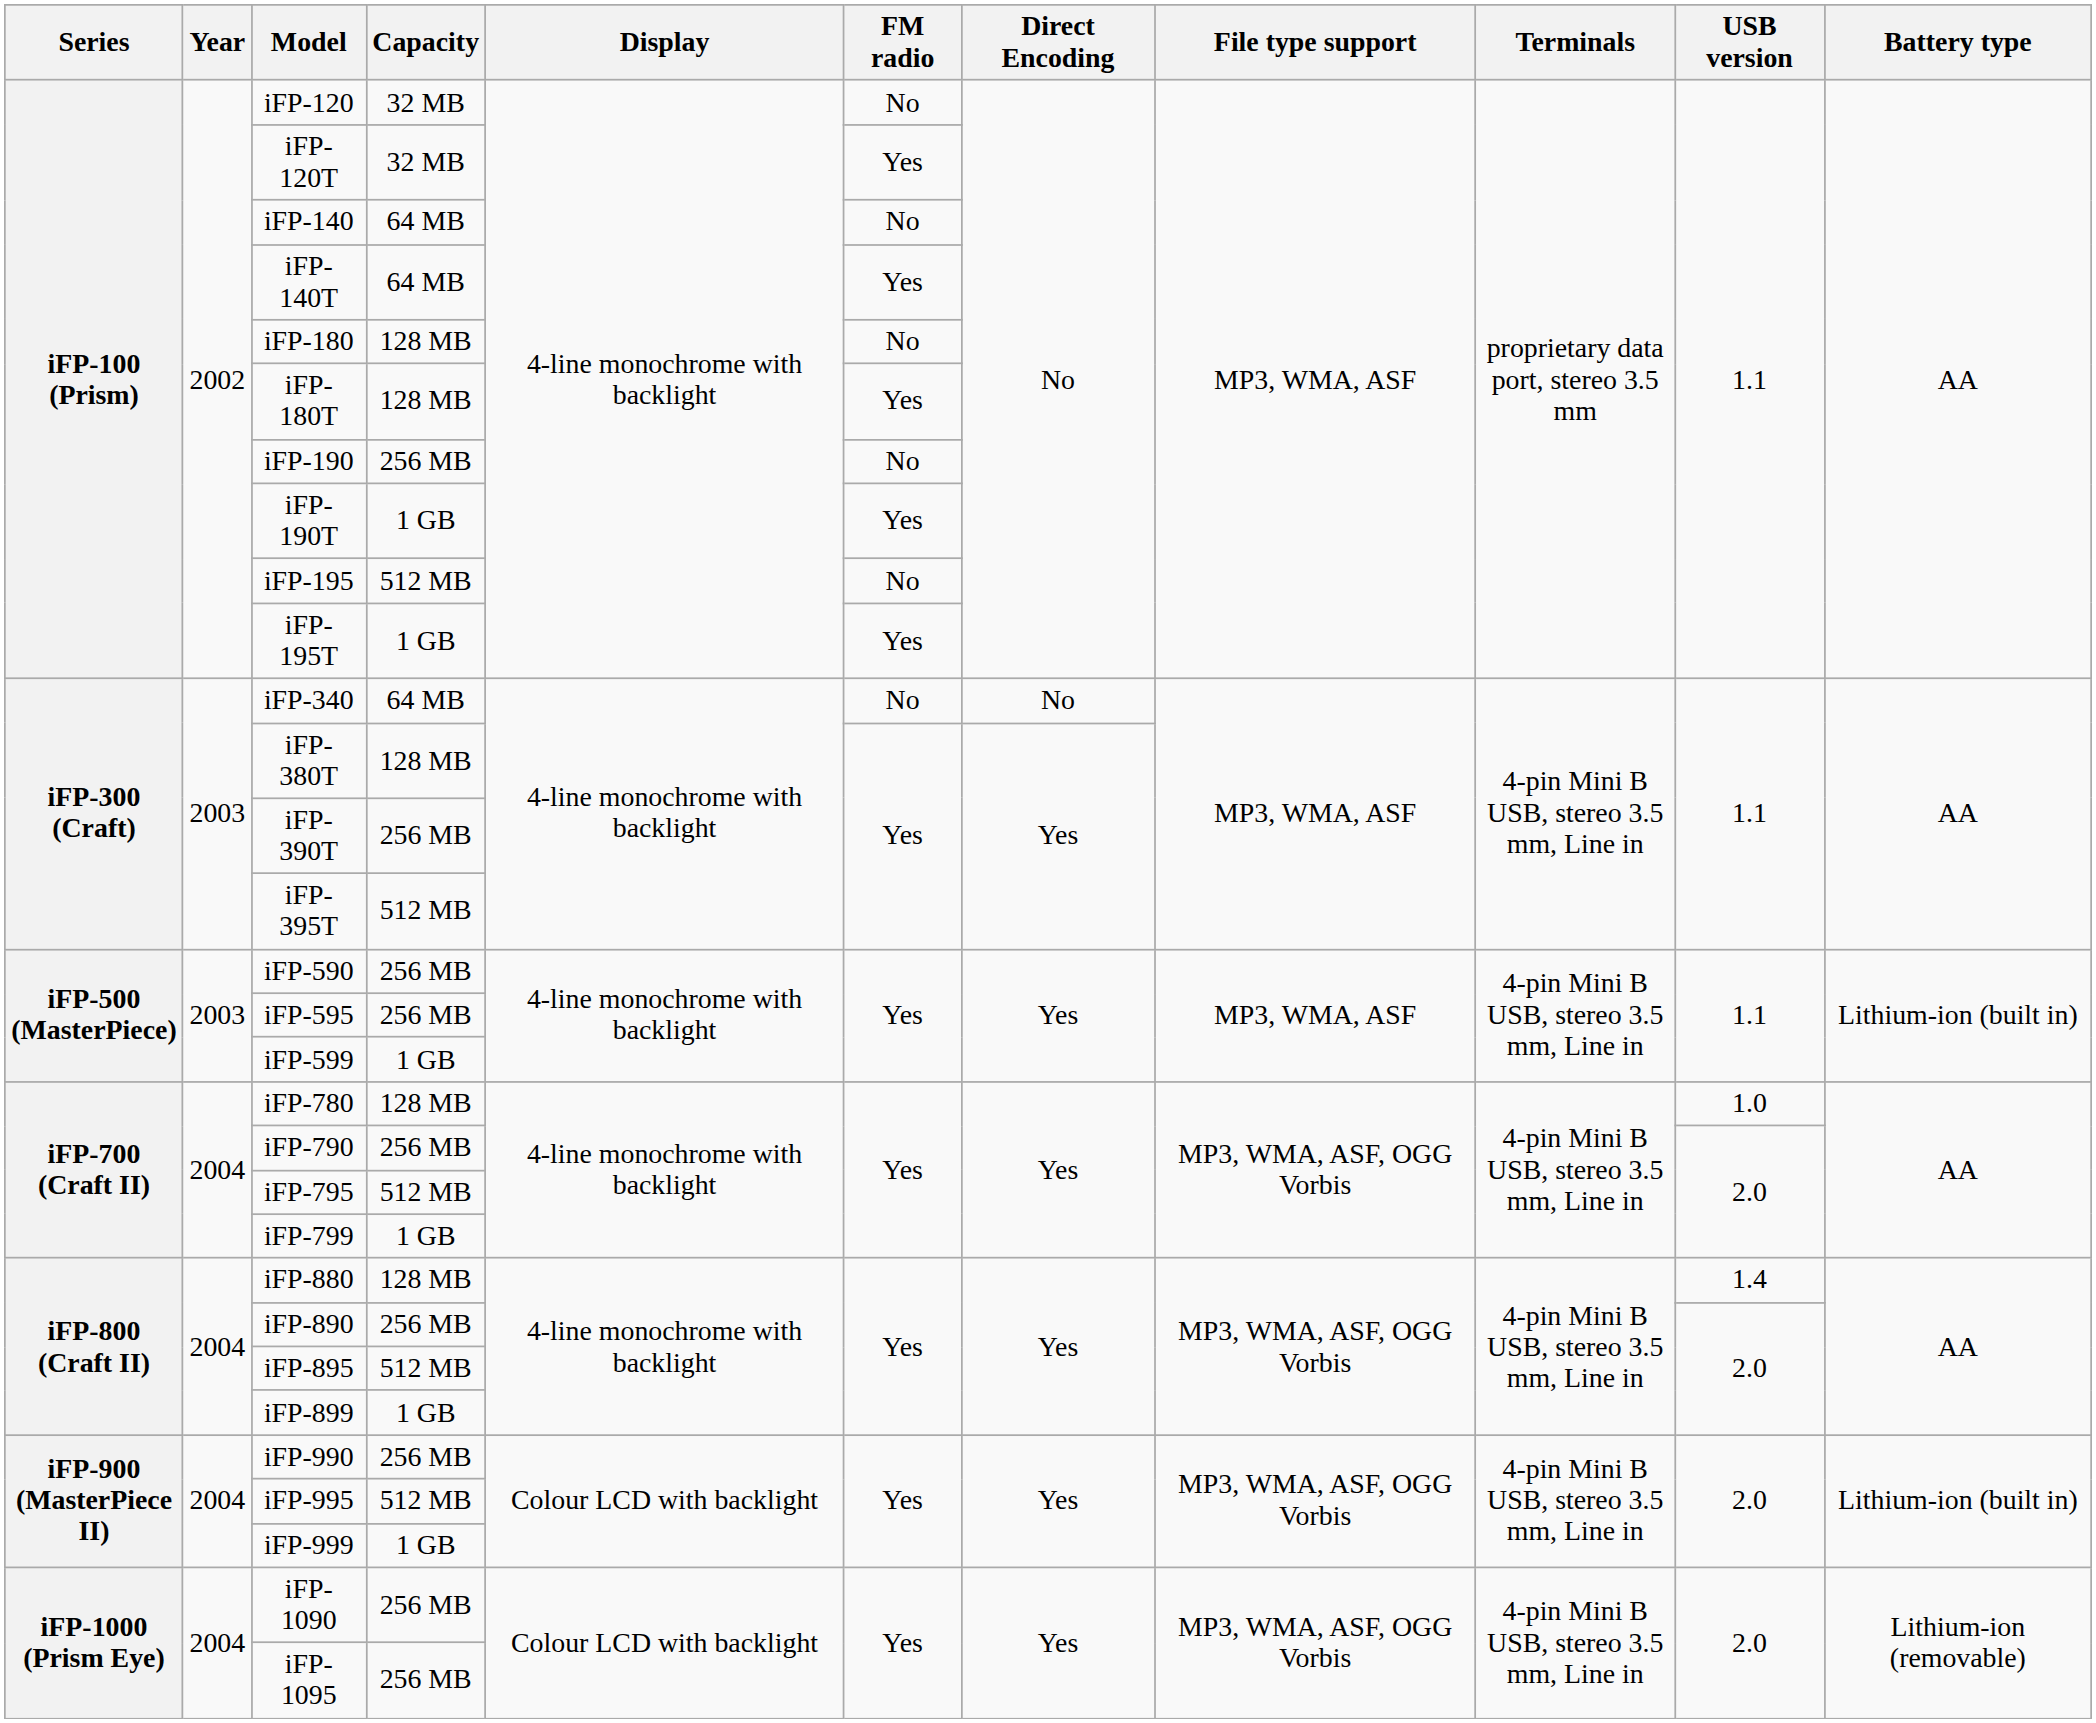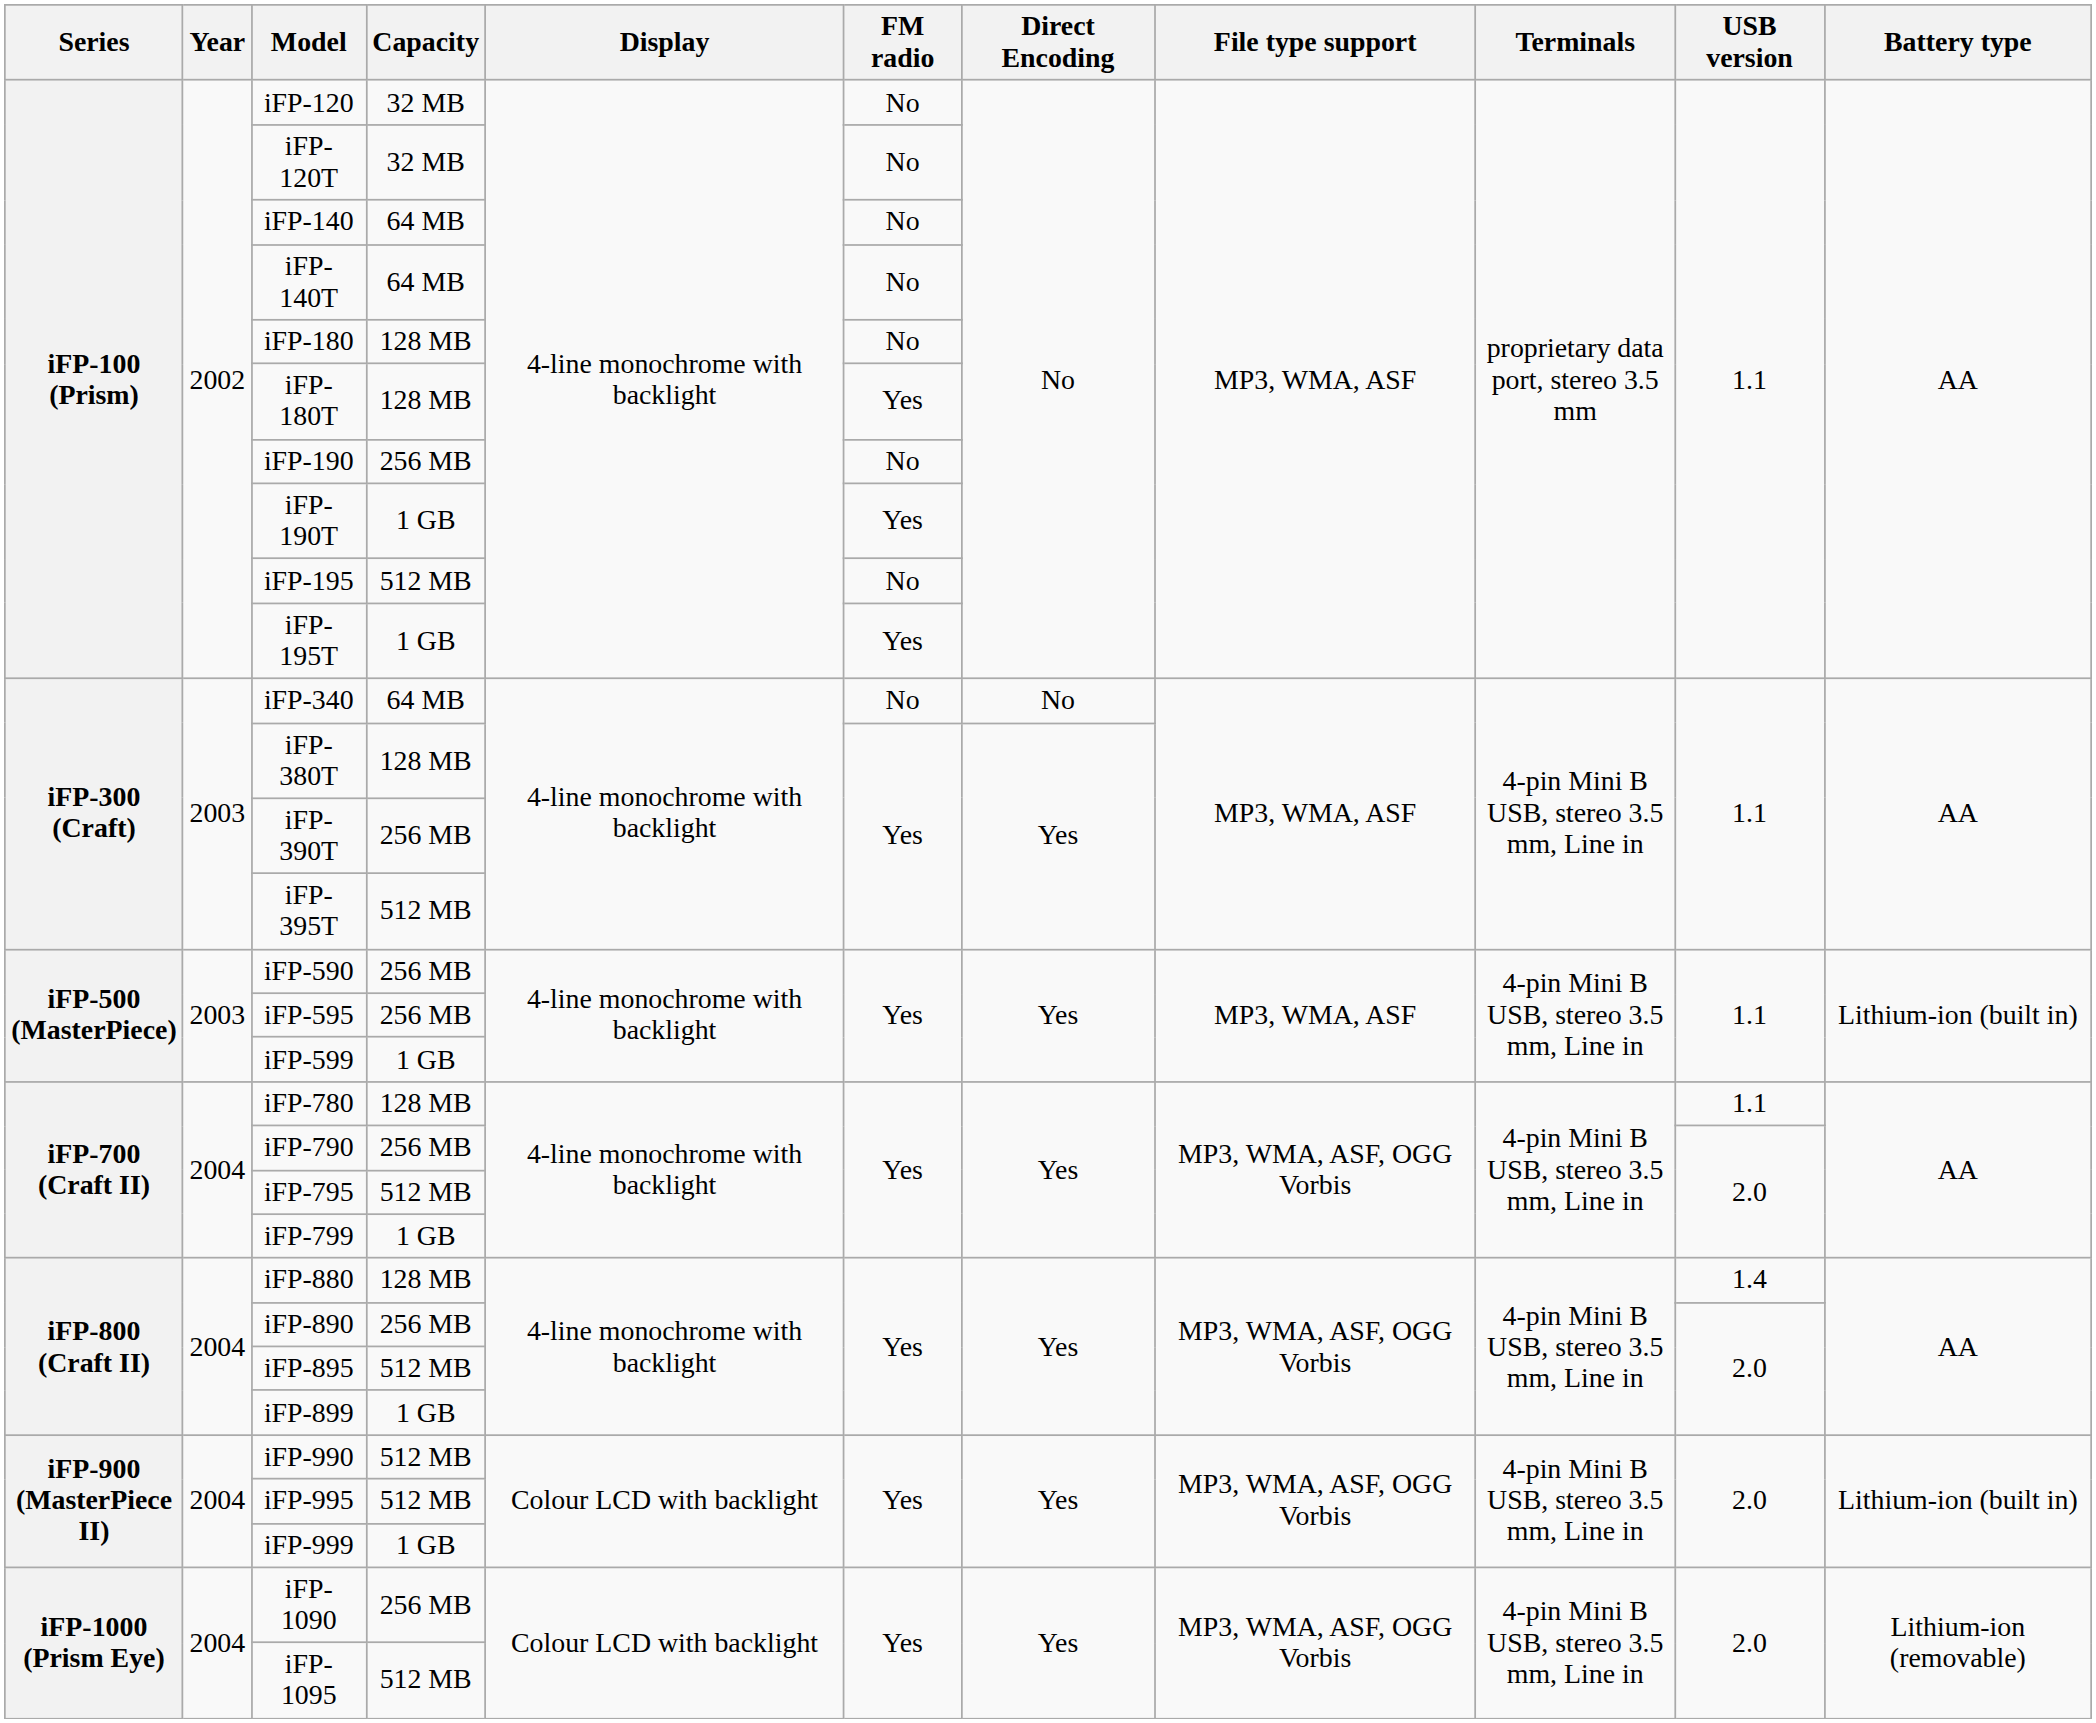(903, 161) Yes -> (903, 161) No
(903, 281) Yes -> (903, 281) No
(1750, 1103) 1.0 -> (1750, 1103) 1.1
(426, 1456) 256 MB -> (426, 1456) 512 MB
(426, 1680) 256 MB -> (426, 1680) 512 MB
